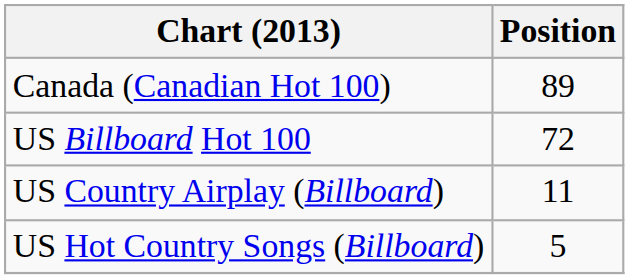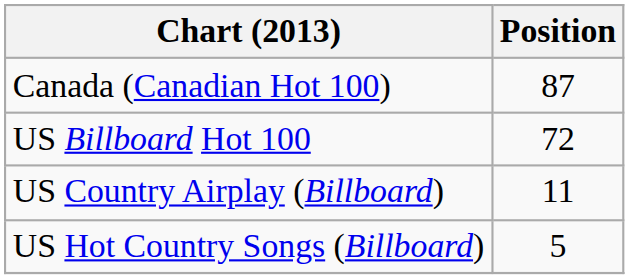(558, 84) 89 -> (558, 84) 87
